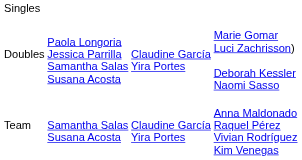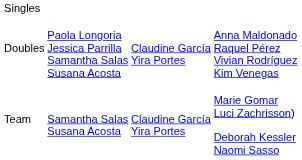(255, 60) Marie Gomar Luci Zachrisson) Deborah Kessler Naomi Sasso -> (256, 54) Anna Maldonado Raquel Pérez Vivian Rodríguez Kim Venegas
(256, 131) Anna Maldonado Raquel Pérez Vivian Rodríguez Kim Venegas -> (255, 125) Marie Gomar Luci Zachrisson) Deborah Kessler Naomi Sasso
